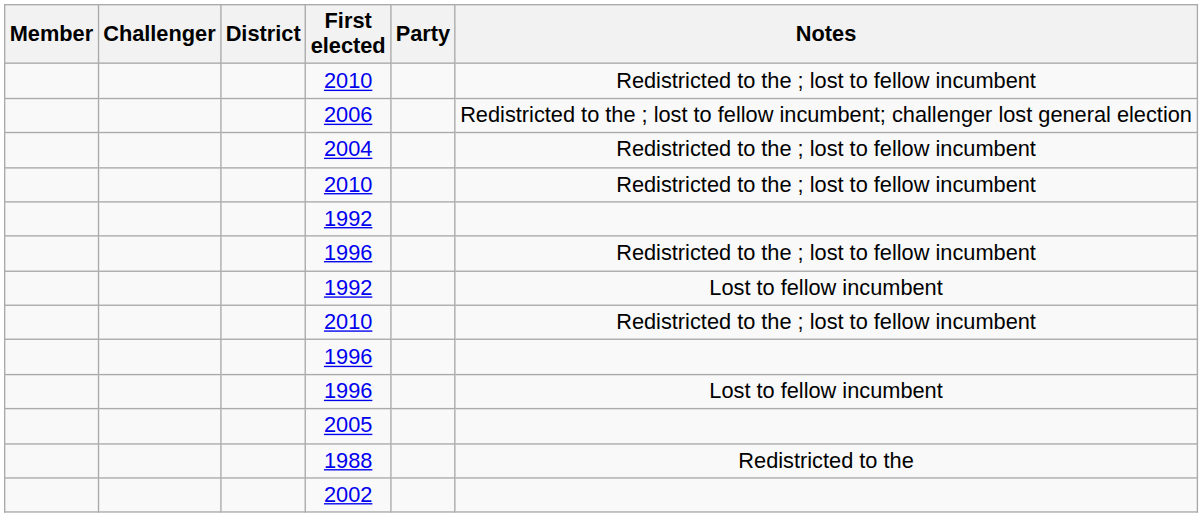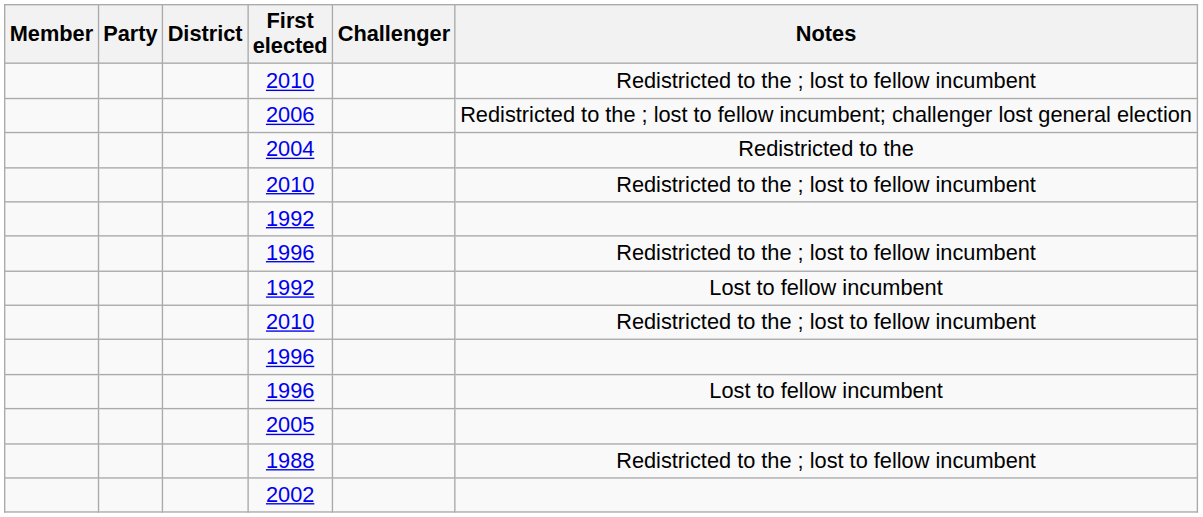columns swapped: (423, 33) <-> (159, 33)
(826, 149) Redistricted to the ; lost to fellow incumbent -> (826, 149) Redistricted to the
(826, 460) Redistricted to the -> (826, 460) Redistricted to the ; lost to fellow incumbent
